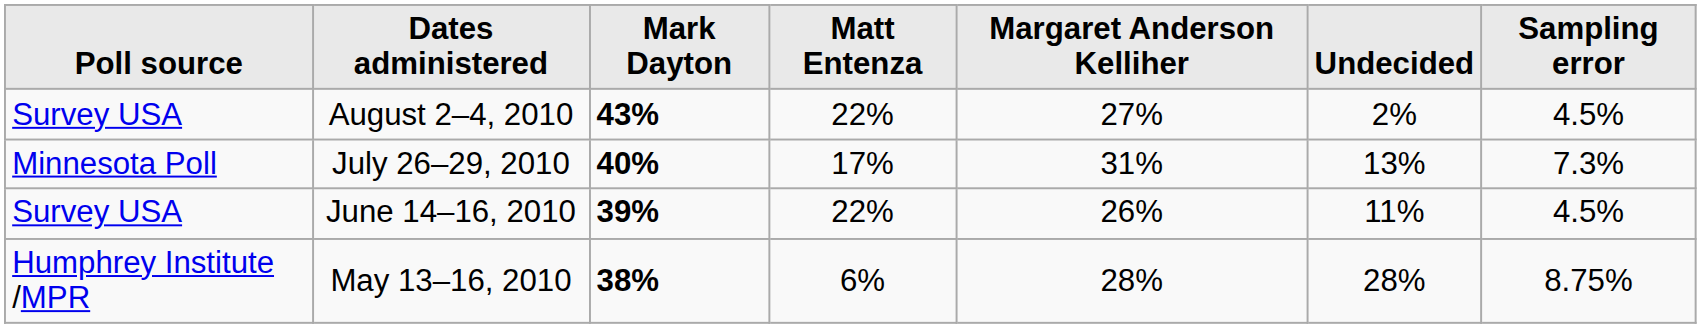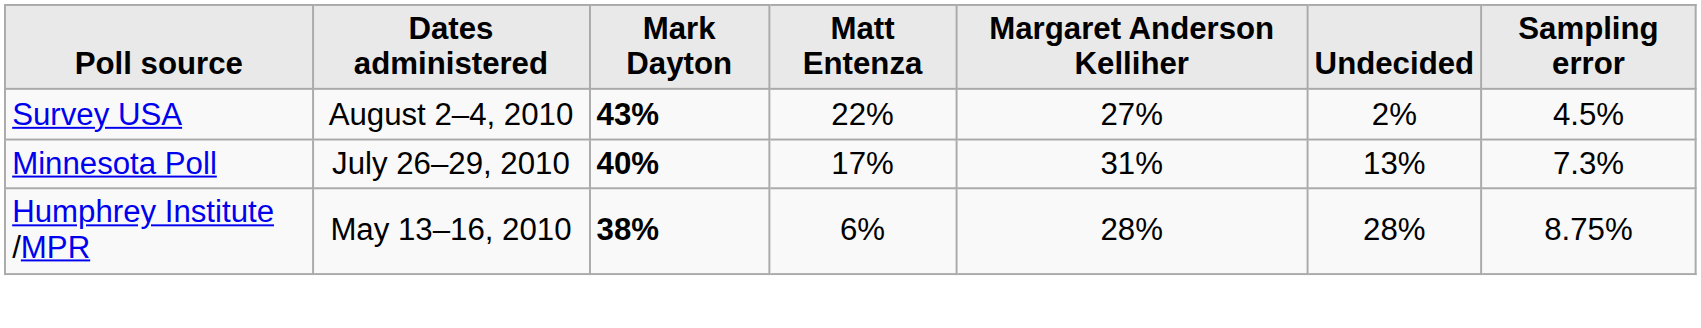- row: (451, 212)
